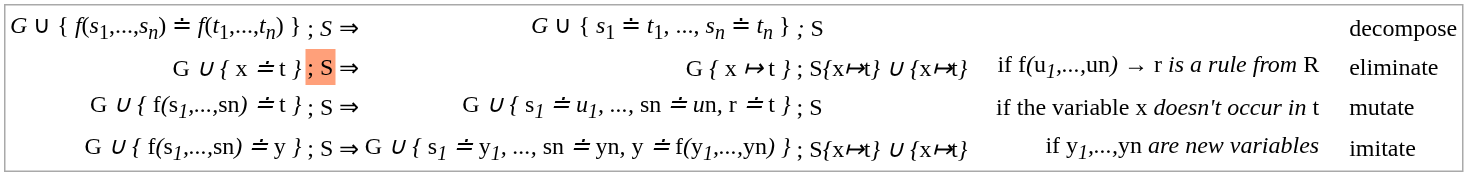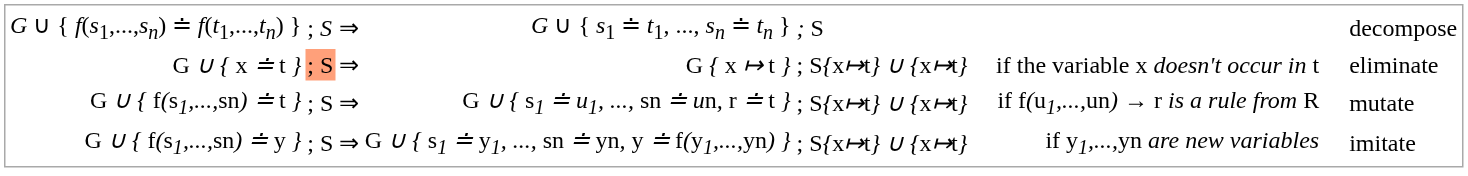(1146, 67) if f(u1,...,un) → r is a rule from R -> (1158, 64) if the variable x doesn't occur in t
(810, 107) ; S -> (882, 103) ; S{x↦t} ∪ {x↦t}
(1158, 107) if the variable x doesn't occur in t -> (1146, 102) if f(u1,...,un) → r is a rule from R
